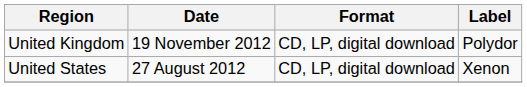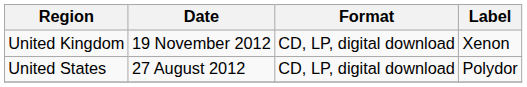(490, 43) Polydor -> (486, 43) Xenon
(486, 69) Xenon -> (490, 69) Polydor
